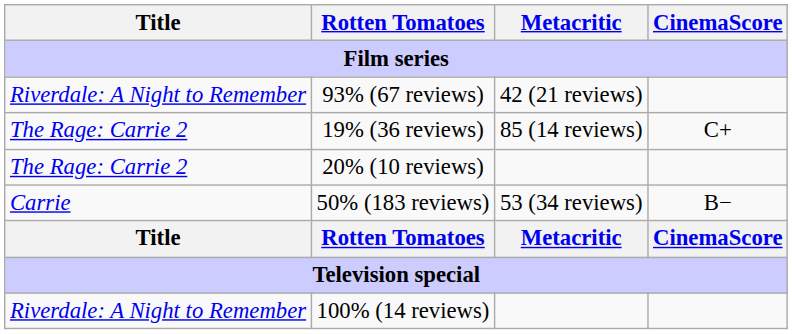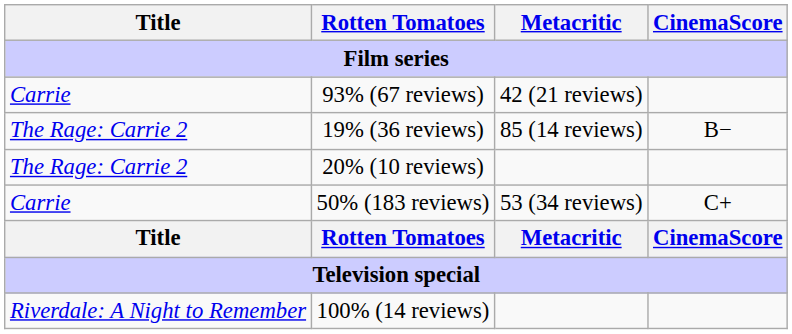(158, 94) Riverdale: A Night to Remember -> (40, 94) Carrie
(718, 130) C+ -> (718, 130) B−
(718, 202) B− -> (718, 202) C+
